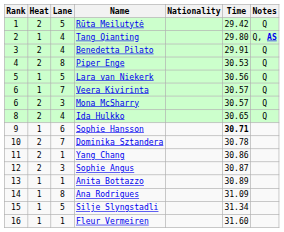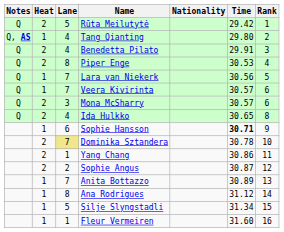columns swapped: (16, 11) <-> (265, 11)
(62, 77) 5 -> (67, 77) 7
(62, 142) no background -> (67, 142) khaki background
(62, 169) 3 -> (67, 169) 2
(62, 182) 1 -> (67, 182) 7
(237, 195) 31.09 -> (241, 195) 31.12
